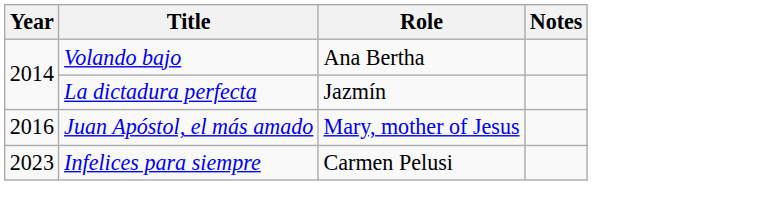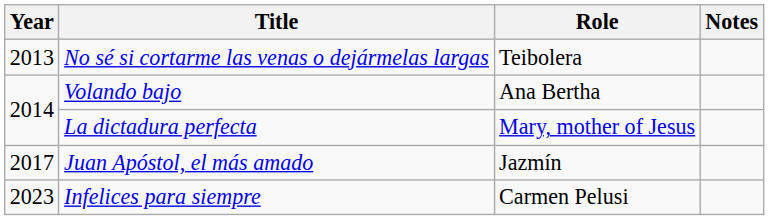+ row: (277, 57)
(355, 92) Jazmín -> (597, 127) Mary, mother of Jesus
(32, 127) 2016 -> (32, 162) 2017
(422, 127) Mary, mother of Jesus -> (530, 162) Jazmín
